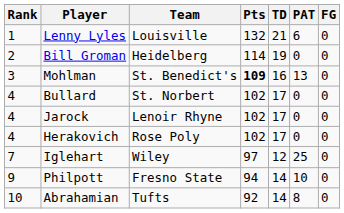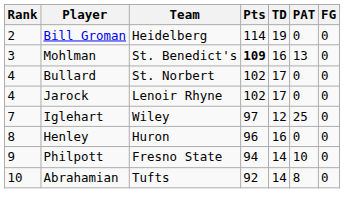- row: (85, 35)
- row: (81, 137)
+ row: (66, 137)
